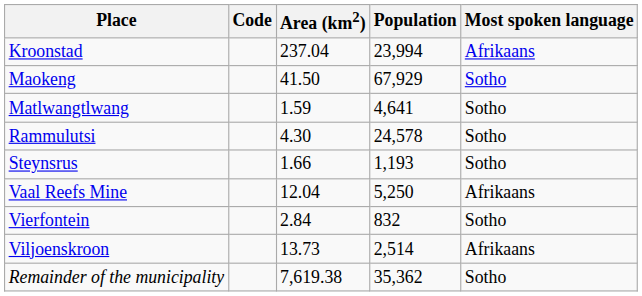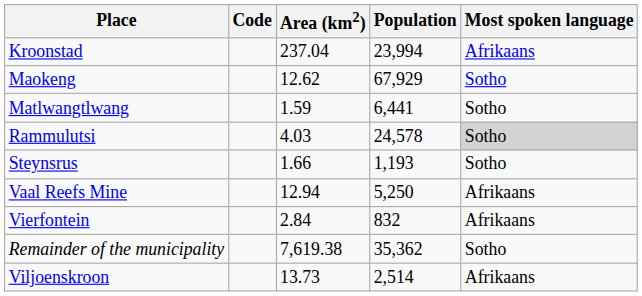(300, 79) 41.50 -> (300, 79) 12.62
(394, 107) 4,641 -> (394, 107) 6,441
(296, 136) 4.30 -> (296, 136) 4.03
(486, 136) no background -> (486, 136) lightgrey background
(300, 192) 12.04 -> (300, 192) 12.94
(486, 220) Sotho -> (500, 220) Afrikaans
rows swapped: (59, 248) <-> (116, 276)
